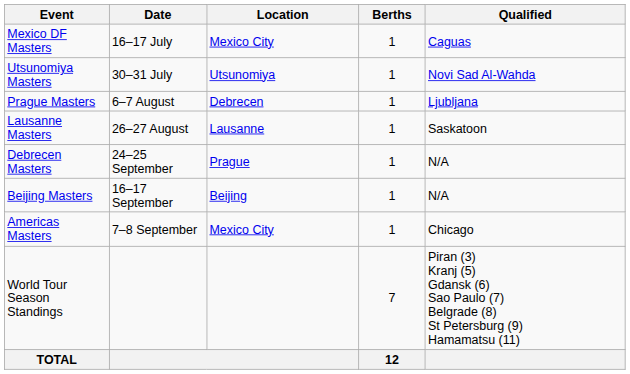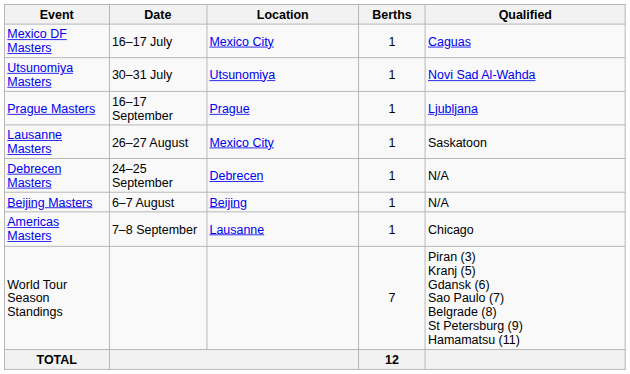(143, 102) 6–7 August -> (142, 109) 16–17 September
(236, 102) Debrecen -> (230, 109) Prague
(237, 128) Lausanne -> (242, 142) Mexico City
(230, 162) Prague -> (236, 176) Debrecen
(142, 196) 16–17 September -> (143, 203) 6–7 August
(242, 229) Mexico City -> (237, 229) Lausanne
